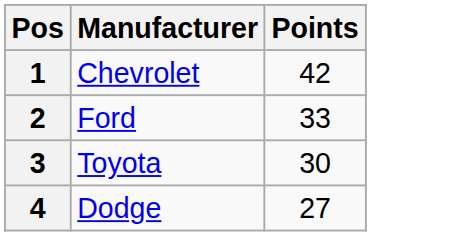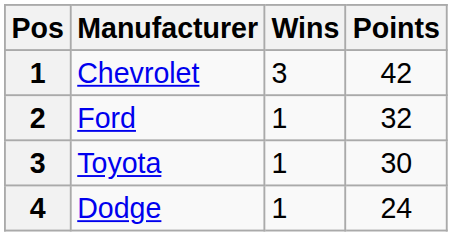+ column: (305, 28)
(315, 118) 33 -> (396, 118) 32
(315, 209) 27 -> (396, 209) 24
